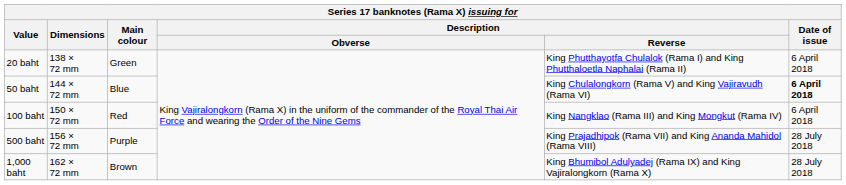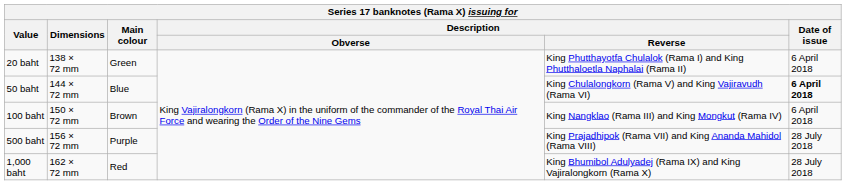(119, 115) Red -> (123, 115) Brown
(123, 167) Brown -> (119, 167) Red
